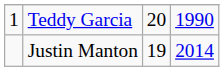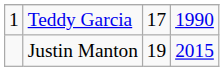(157, 19) 20 -> (157, 19) 17
(194, 50) 2014 -> (194, 50) 2015
